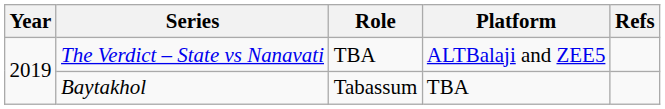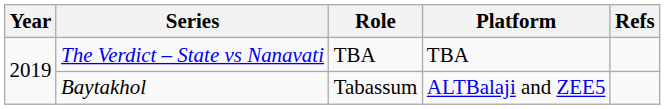(516, 54) ALTBalaji and ZEE5 -> (448, 54) TBA
(448, 87) TBA -> (516, 87) ALTBalaji and ZEE5
